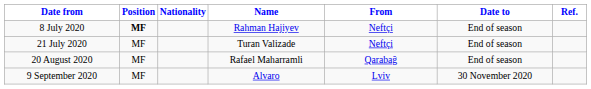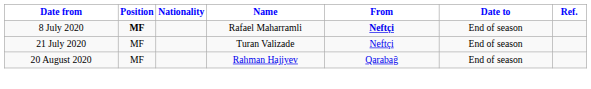(266, 28) Rahman Hajiyev -> (265, 28) Rafael Maharramli
(381, 28) normal -> (382, 28) bold
(266, 60) Rafael Maharramli -> (265, 60) Rahman Hajiyev
- row: (62, 76)
